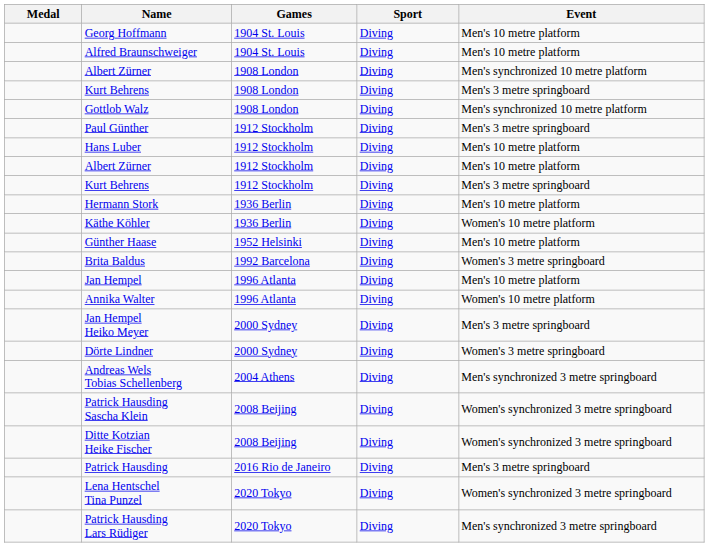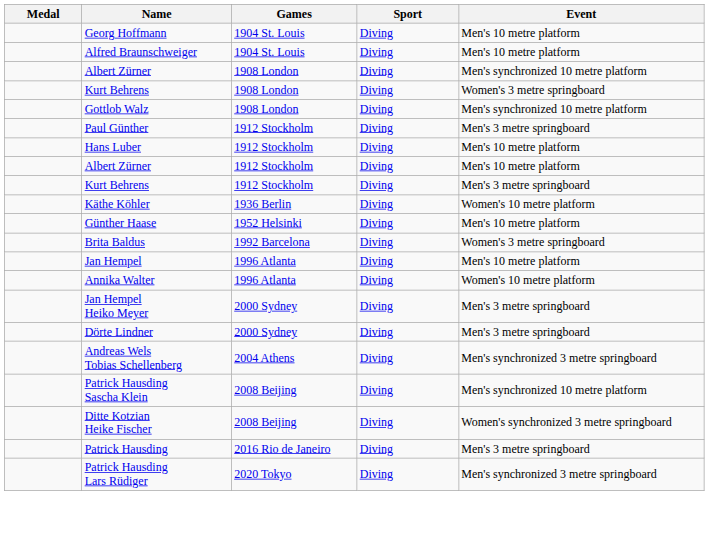(526, 90) Men's 3 metre springboard -> (533, 90) Women's 3 metre springboard
- row: (121, 204)
(533, 351) Women's 3 metre springboard -> (526, 332) Men's 3 metre springboard
(567, 409) Women's synchronized 3 metre springboard -> (554, 390) Men's synchronized 10 metre platform
- row: (122, 493)
